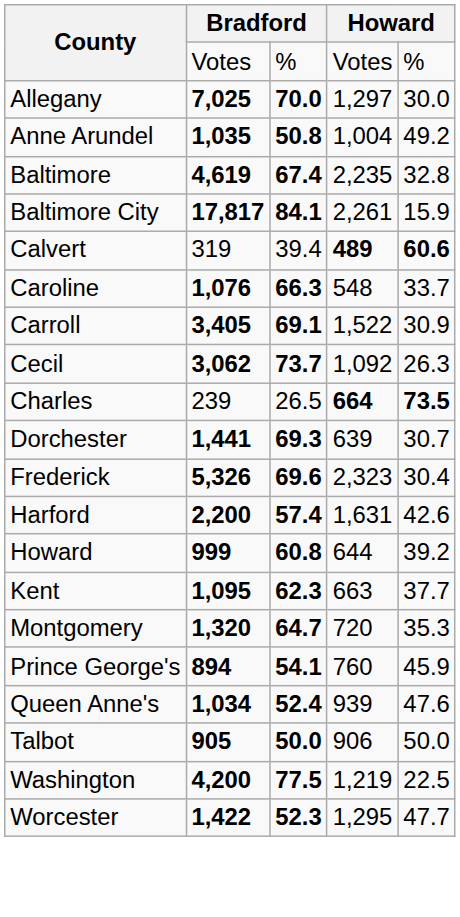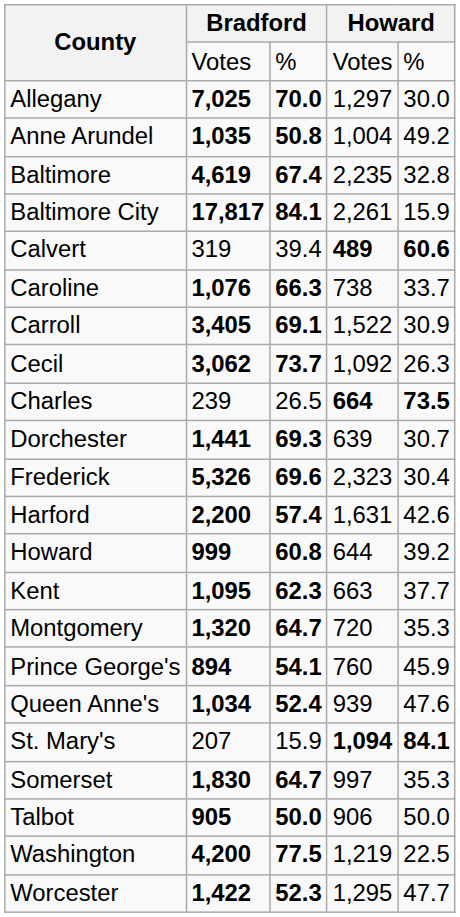(353, 288) 548 -> (353, 288) 738
+ row: (63, 741)
+ row: (61, 779)
